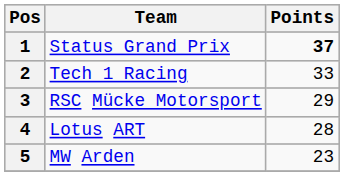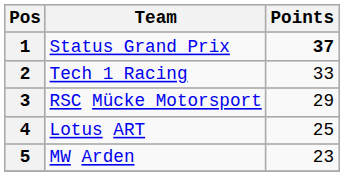(323, 130) 28 -> (323, 130) 25
